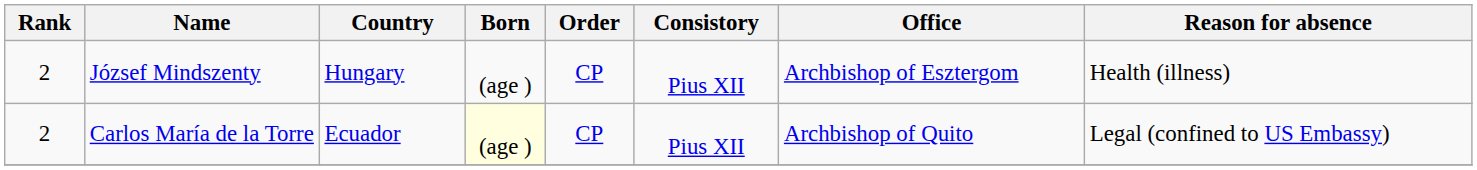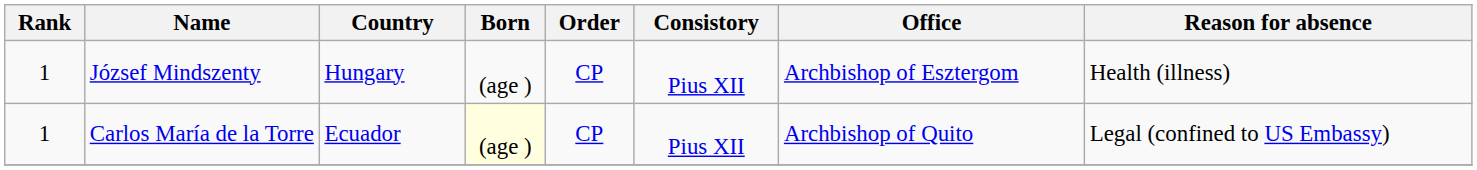(45, 71) 2 -> (45, 71) 1
(45, 133) 2 -> (45, 133) 1
